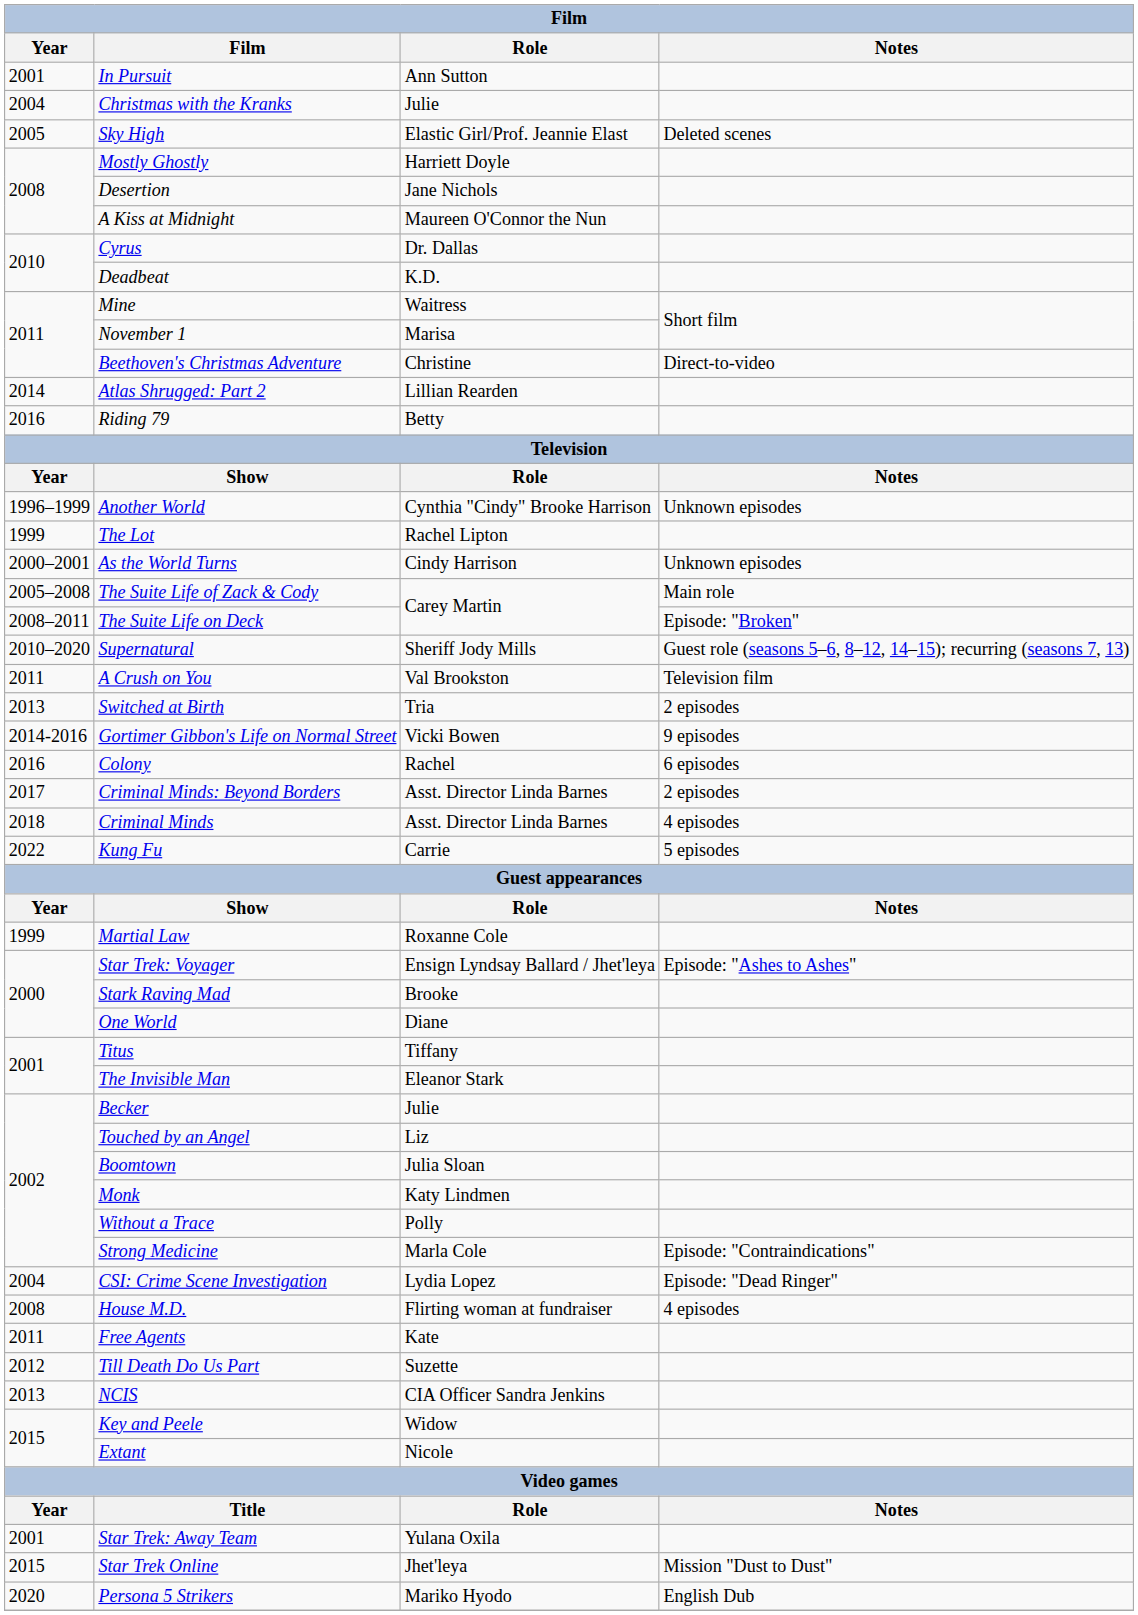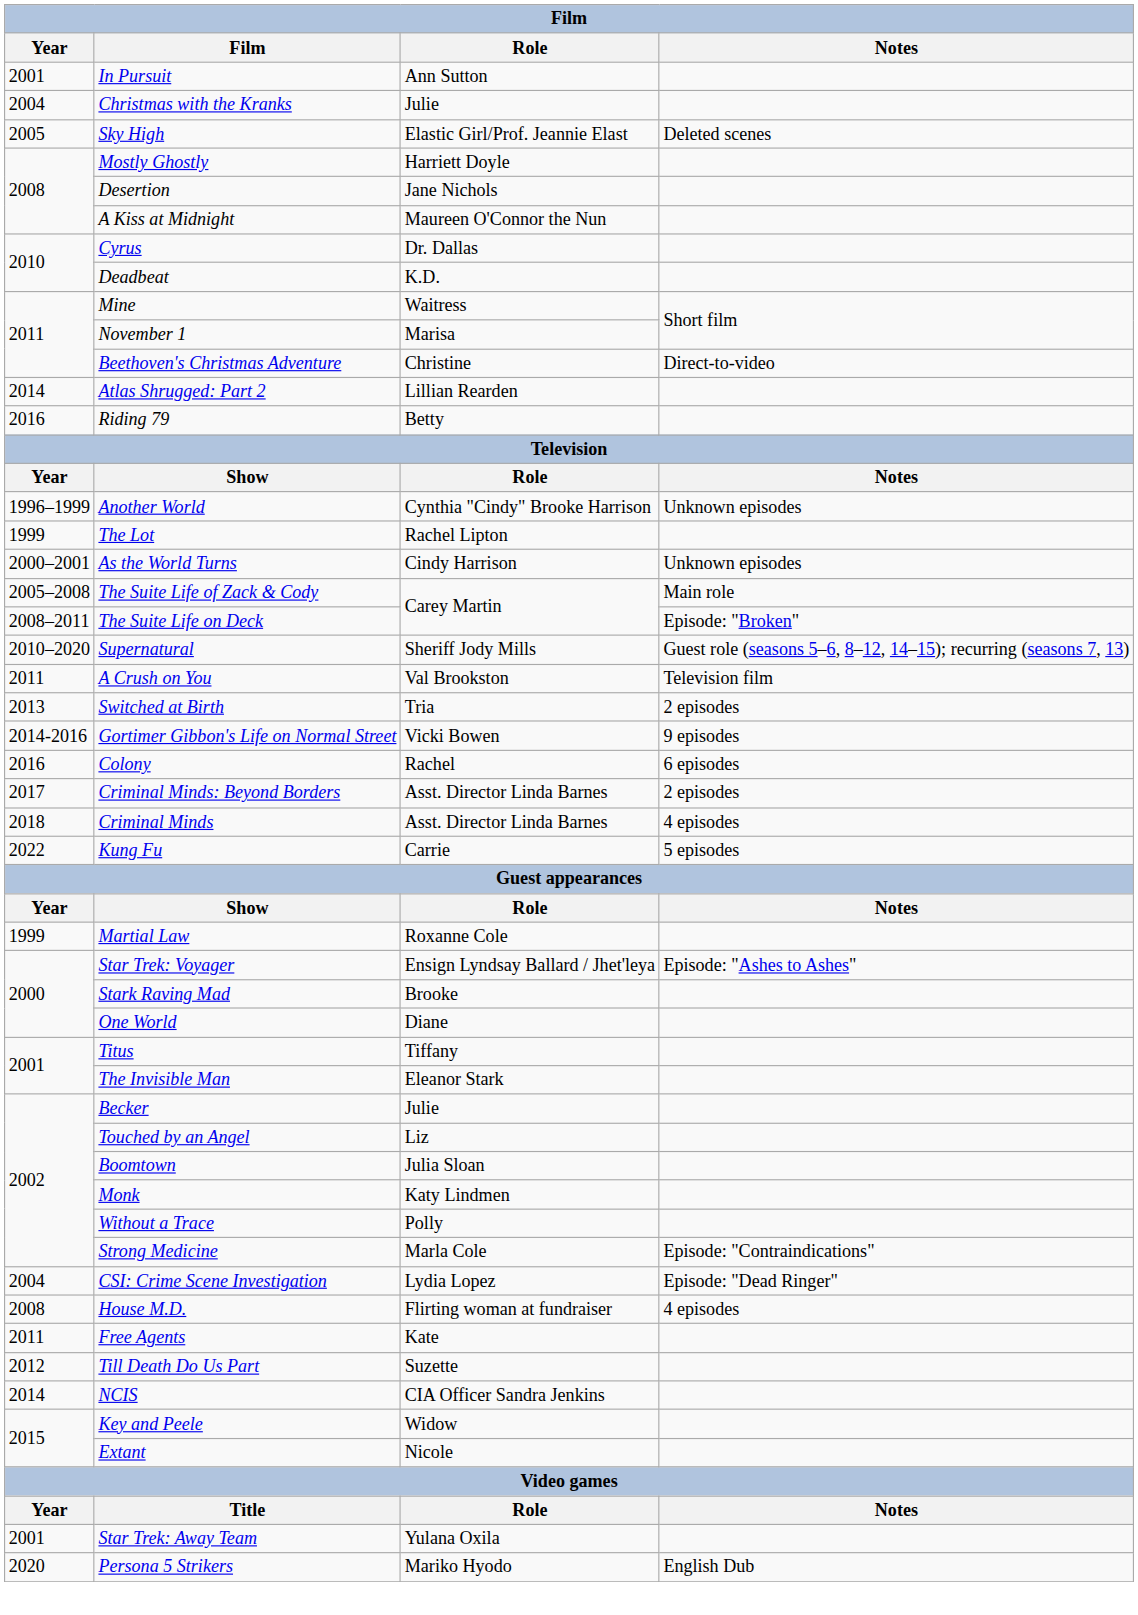(27, 1395) 2013 -> (27, 1395) 2014
- row: (158, 1567)
